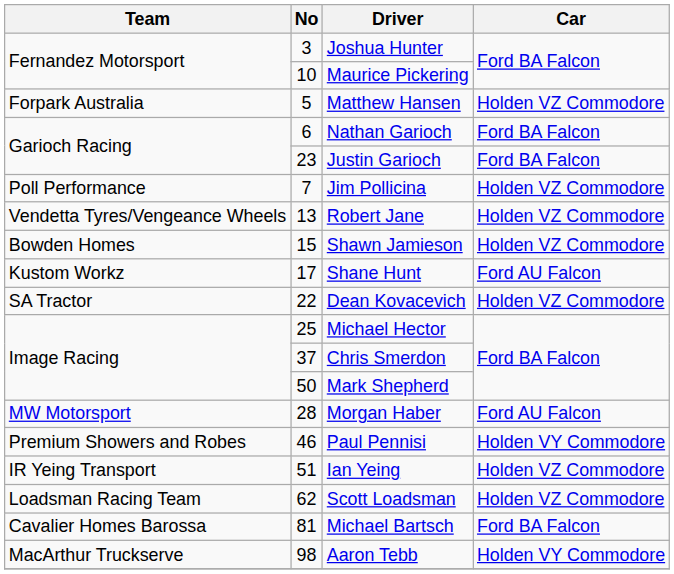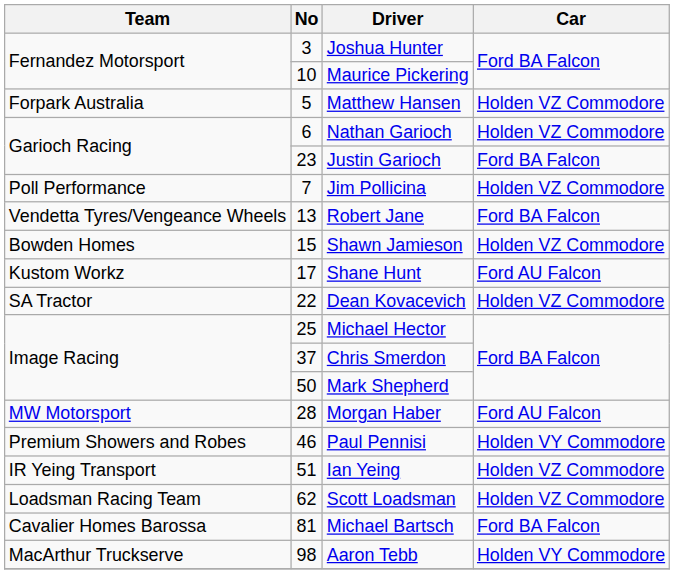(538, 132) Ford BA Falcon -> (571, 132) Holden VZ Commodore
(571, 217) Holden VZ Commodore -> (538, 217) Ford BA Falcon
